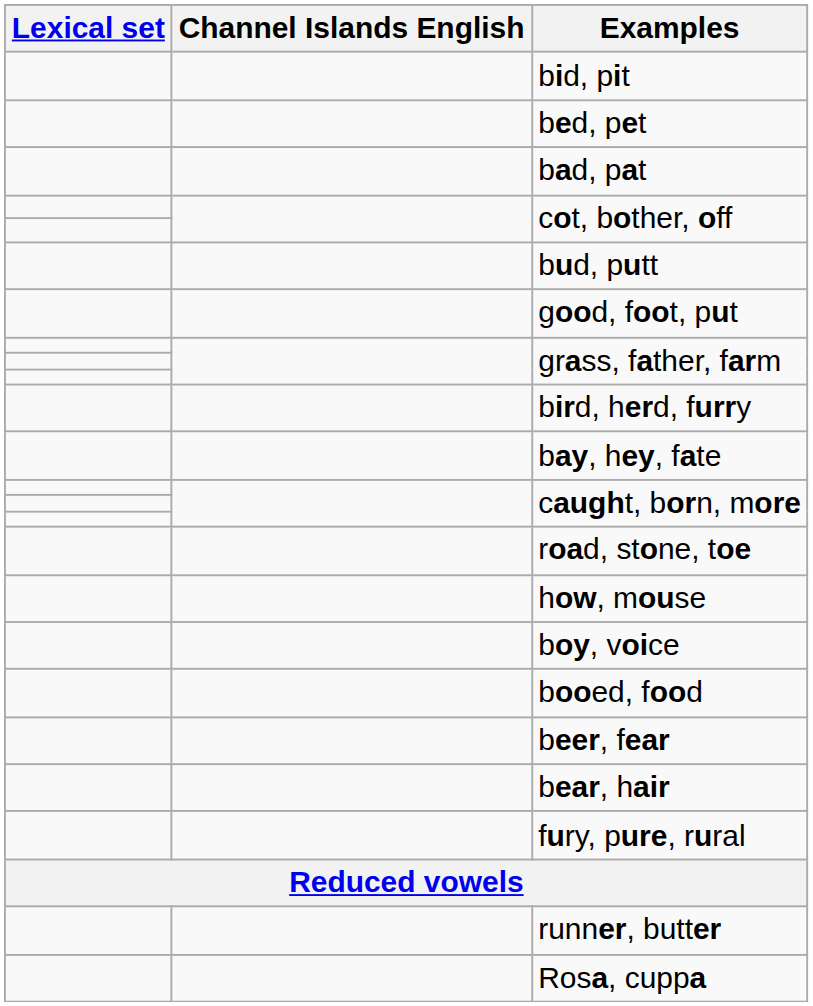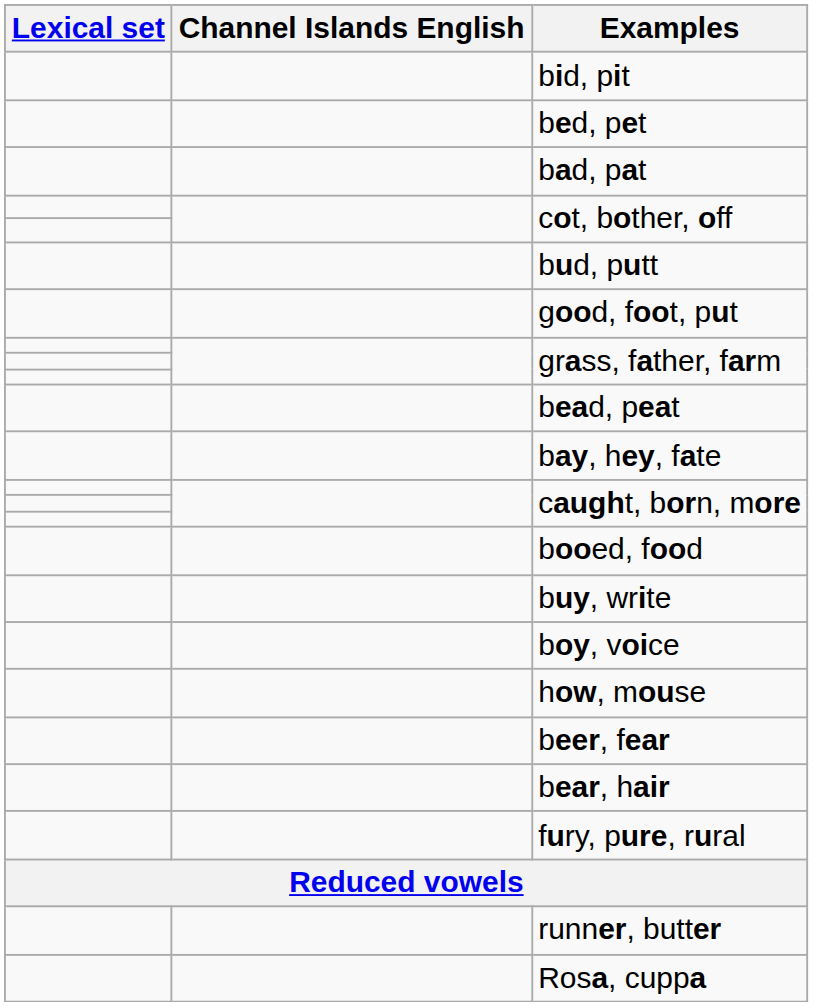- row: (88, 408)
+ row: (88, 408)
- row: (88, 551)
rows swapped: (88, 693) <-> (88, 598)
+ row: (88, 598)
